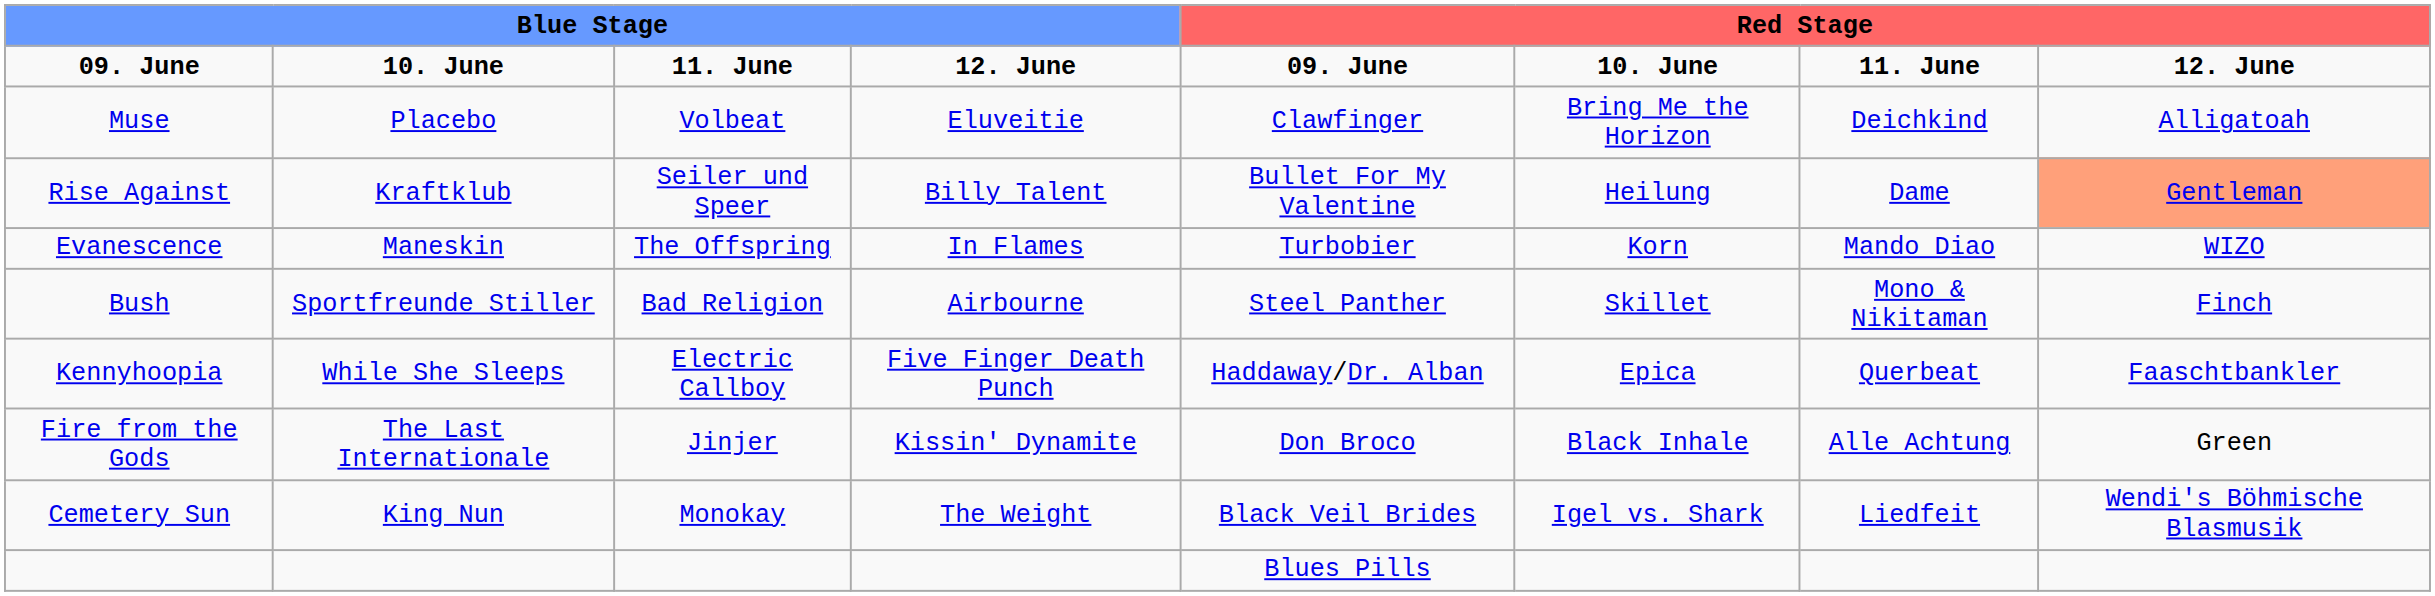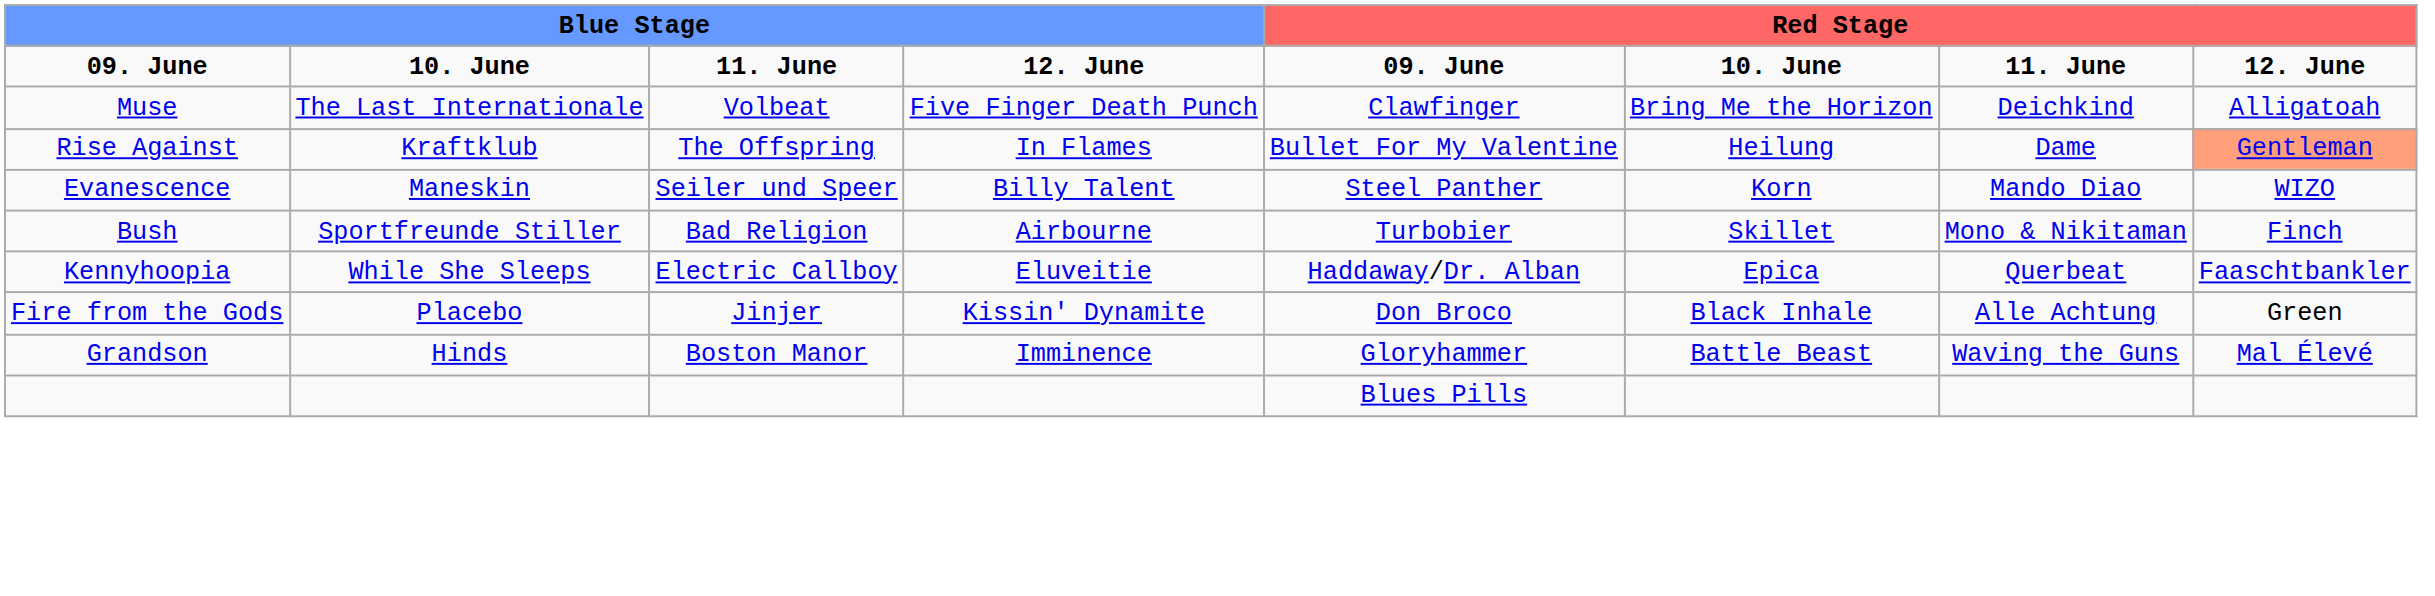(443, 122) Placebo -> (469, 108) The Last Internationale
(1016, 122) Eluveitie -> (1084, 108) Five Finger Death Punch
(732, 192) Seiler und Speer -> (777, 149) The Offspring
(1016, 192) Billy Talent -> (1084, 149) In Flames
(732, 248) The Offspring -> (777, 190) Seiler und Speer
(1016, 248) In Flames -> (1084, 190) Billy Talent
(1348, 248) Turbobier -> (1444, 190) Steel Panther
(1347, 304) Steel Panther -> (1444, 231) Turbobier
(1016, 374) Five Finger Death Punch -> (1084, 272) Eluveitie
(443, 444) The Last Internationale -> (469, 313) Placebo
+ row: (147, 354)
- row: (139, 514)
